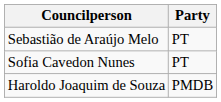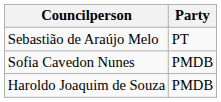(180, 62) PT -> (192, 62) PMDB
